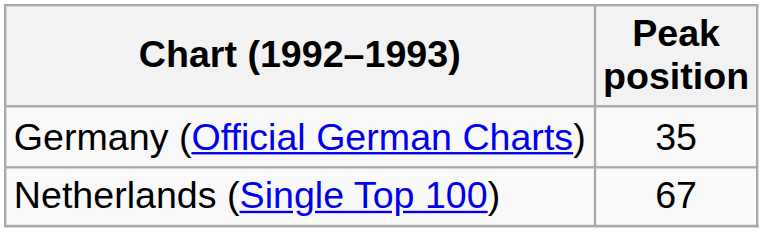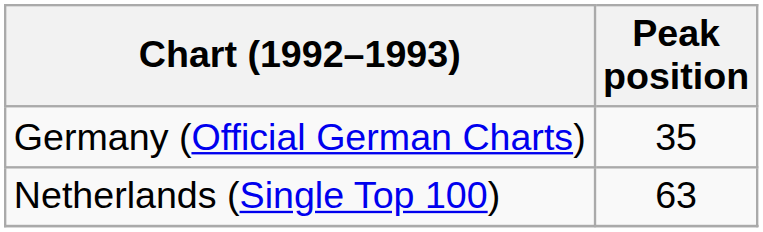(676, 195) 67 -> (676, 195) 63
